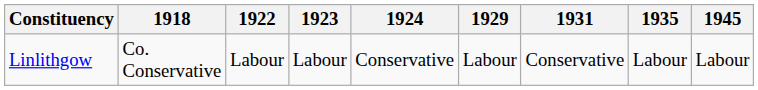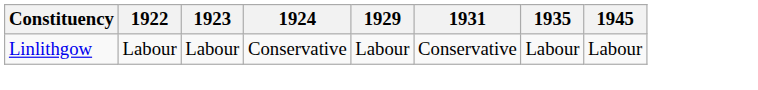- column: (172, 19)
